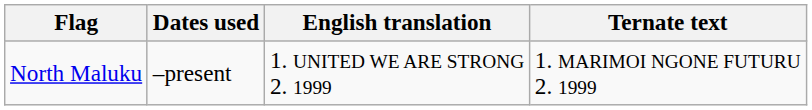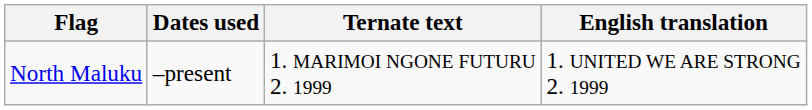columns swapped: (668, 22) <-> (397, 22)
